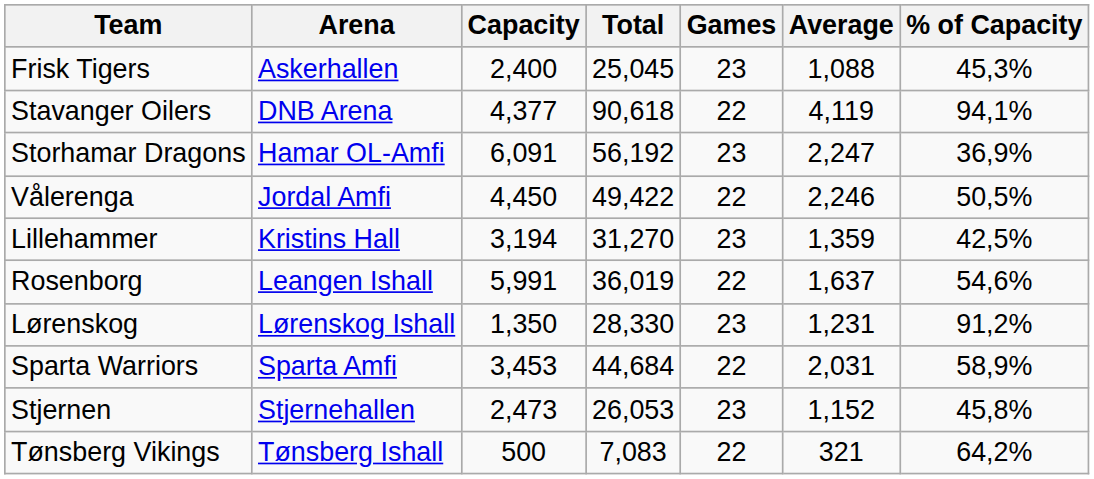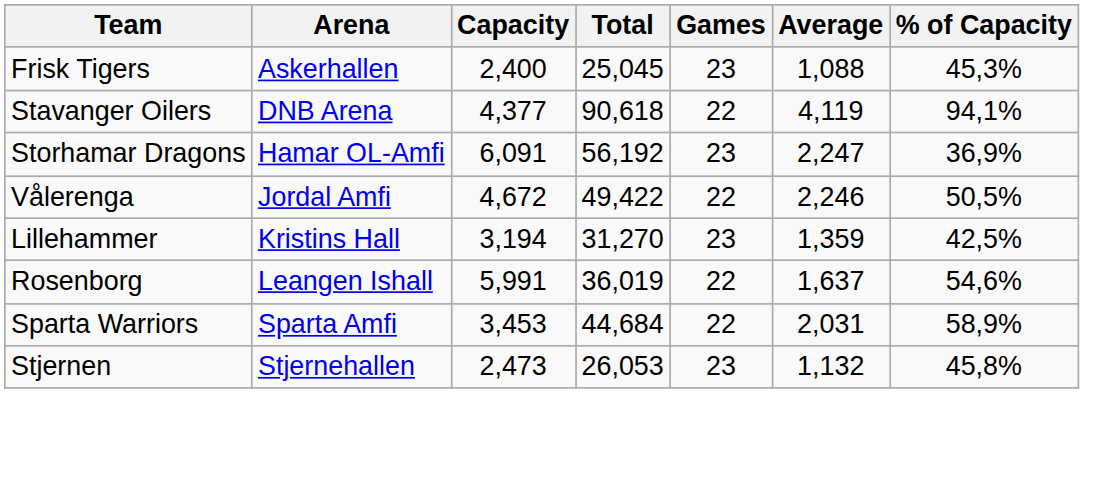(524, 196) 4,450 -> (513, 196) 4,672
- row: (75, 324)
(841, 409) 1,152 -> (831, 366) 1,132
- row: (115, 452)
